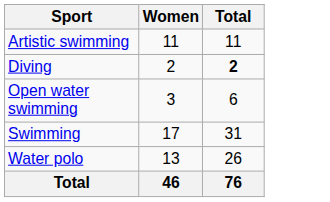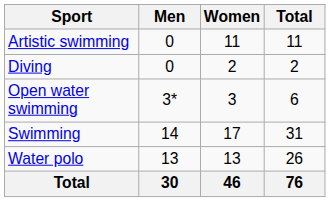+ column: (170, 16)
(233, 66) bold -> (294, 66) normal
